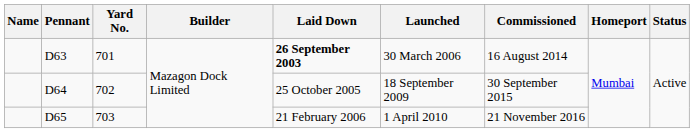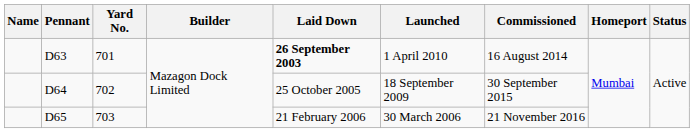(422, 55) 30 March 2006 -> (415, 55) 1 April 2010
(415, 117) 1 April 2010 -> (422, 117) 30 March 2006
